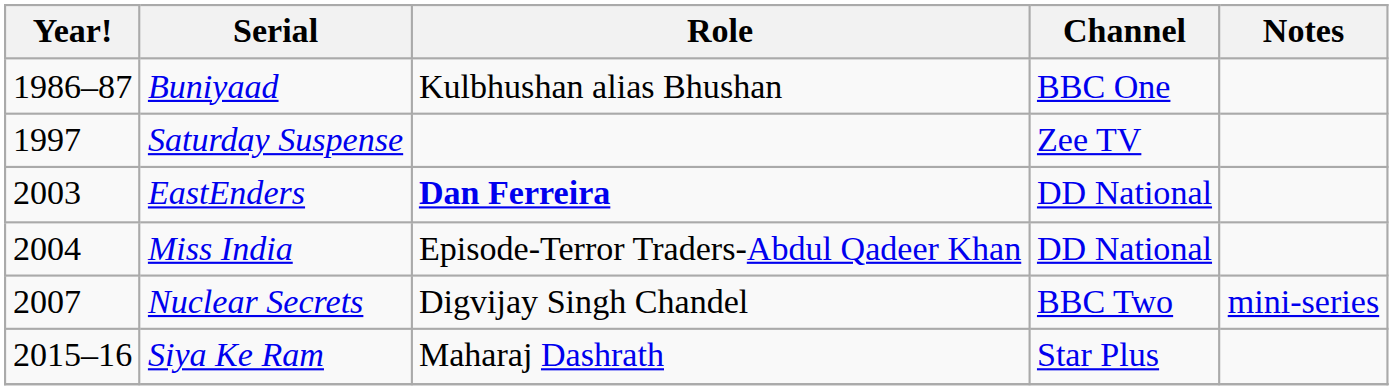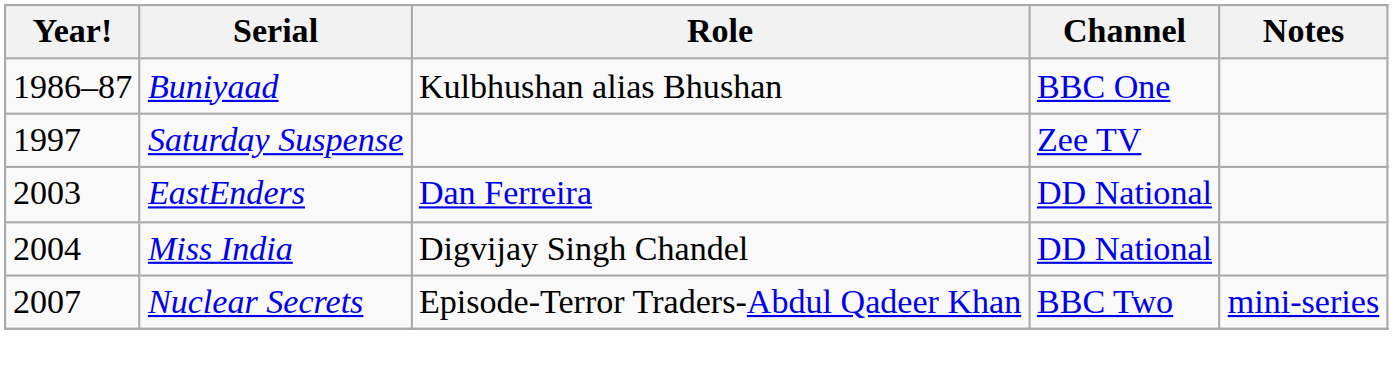(515, 193) bold -> (505, 193) normal
(720, 247) Episode-Terror Traders-Abdul Qadeer Khan -> (584, 247) Digvijay Singh Chandel
(584, 301) Digvijay Singh Chandel -> (720, 301) Episode-Terror Traders-Abdul Qadeer Khan
- row: (236, 355)
